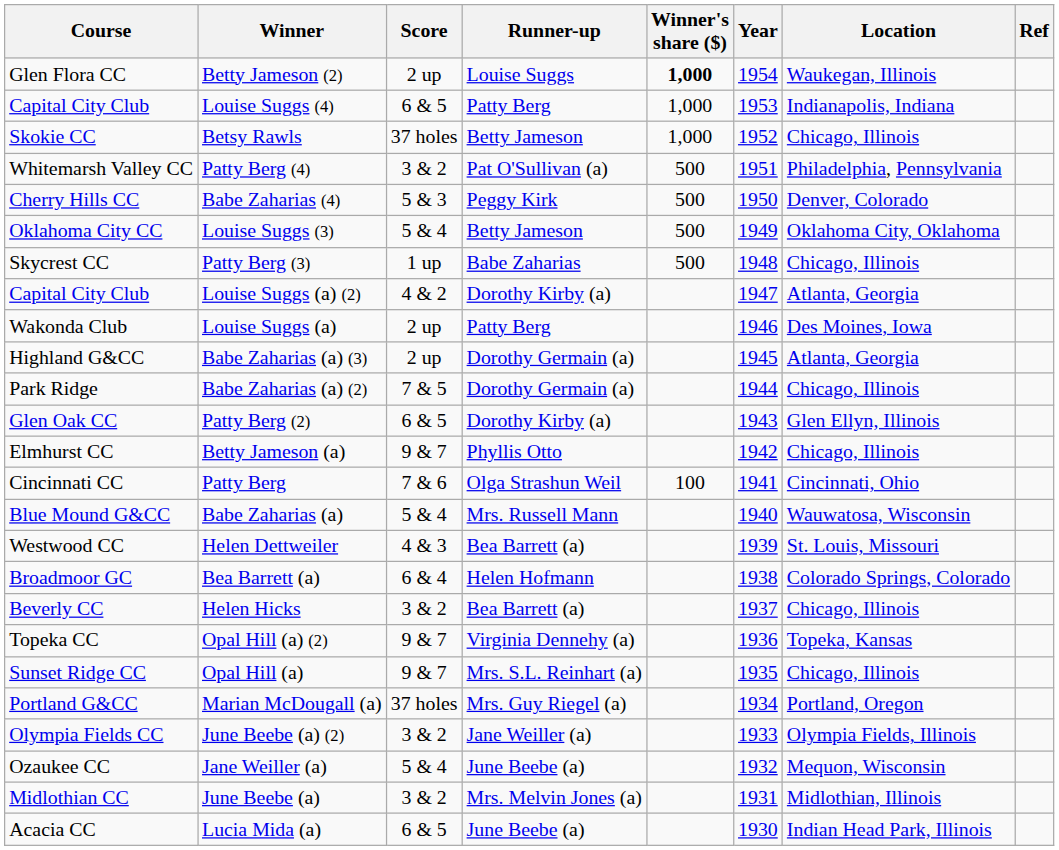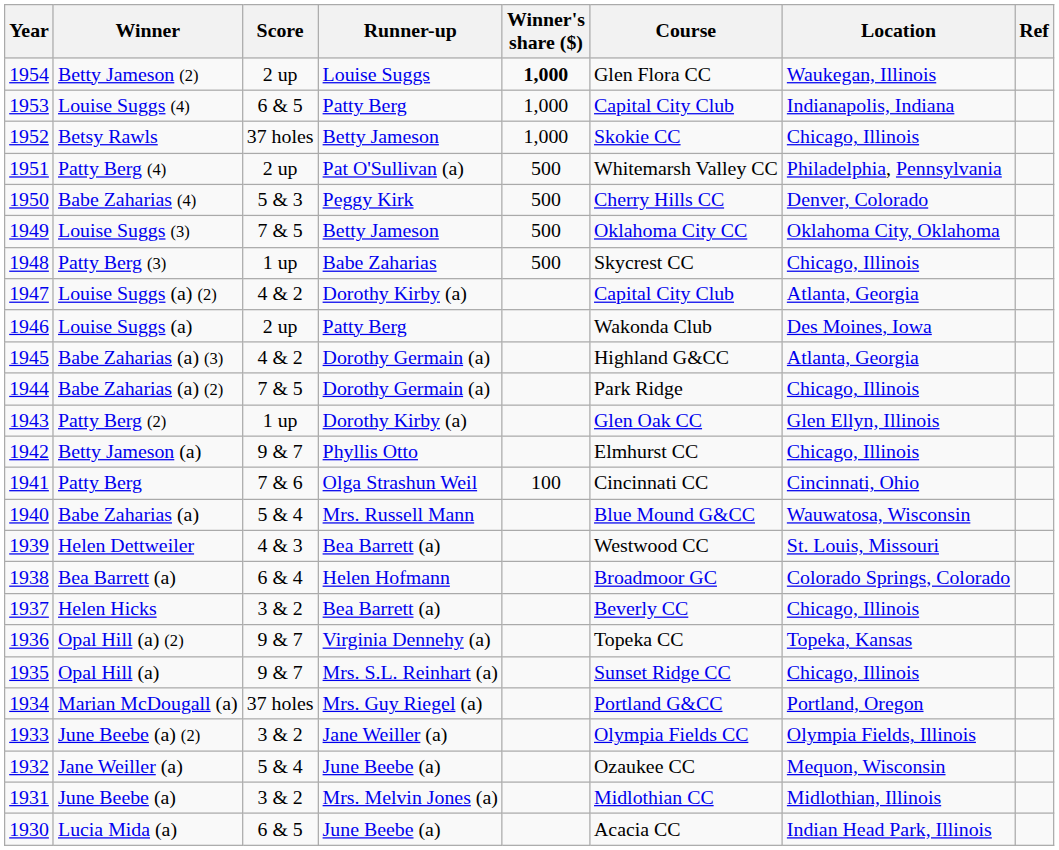columns swapped: (758, 31) <-> (101, 31)
(424, 168) 3 & 2 -> (280, 168) 2 up
(424, 231) 5 & 4 -> (280, 231) 7 & 5
(424, 357) 2 up -> (280, 357) 4 & 2
(424, 420) 6 & 5 -> (280, 420) 1 up
